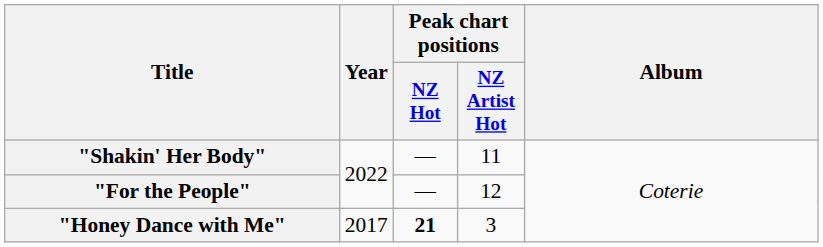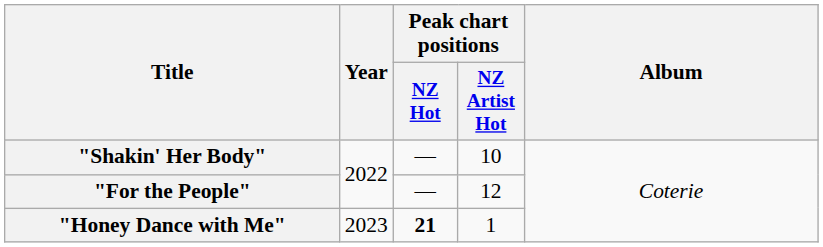(491, 157) 11 -> (491, 157) 10
(366, 225) 2017 -> (366, 225) 2023
(491, 225) 3 -> (491, 225) 1
